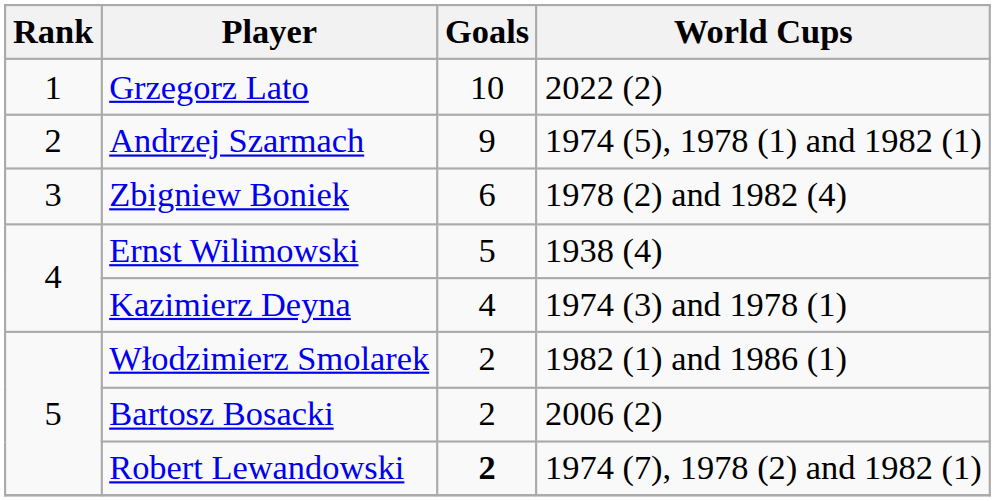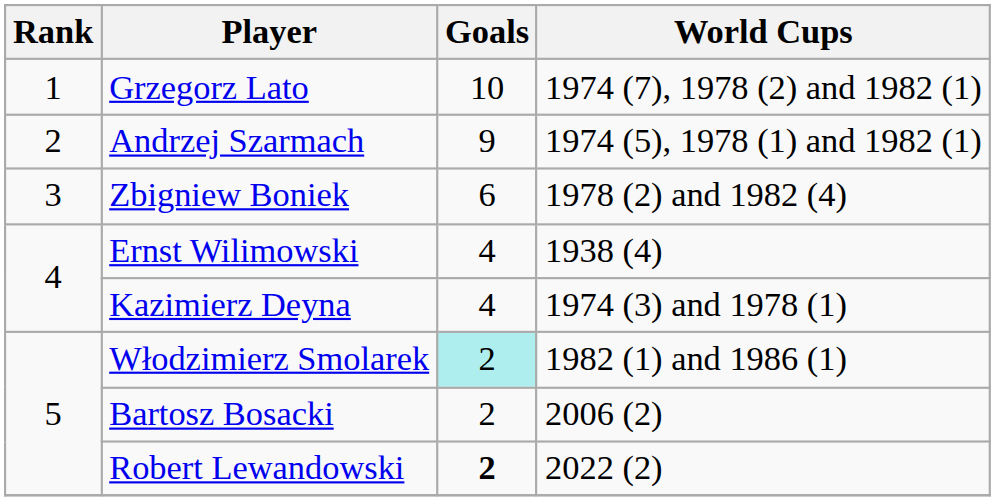(604, 86) 2022 (2) -> (763, 86) 1974 (7), 1978 (2) and 1982 (1)
(487, 250) 5 -> (487, 250) 4
(487, 359) no background -> (487, 359) paleturquoise background
(763, 468) 1974 (7), 1978 (2) and 1982 (1) -> (604, 468) 2022 (2)
